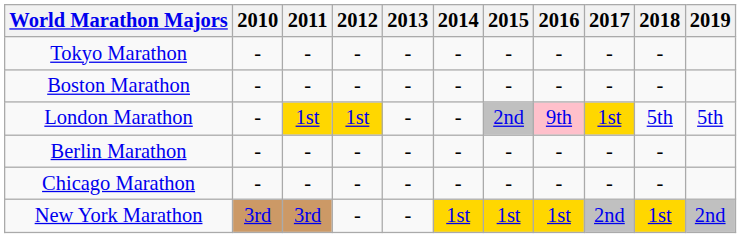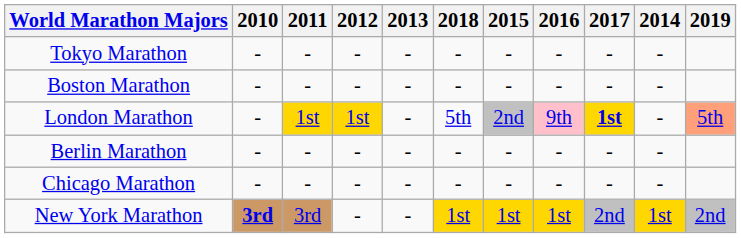columns swapped: (458, 20) <-> (660, 20)
(609, 118) normal -> (609, 118) bold
(710, 118) no background -> (710, 118) lightsalmon background
(258, 215) normal -> (258, 215) bold
